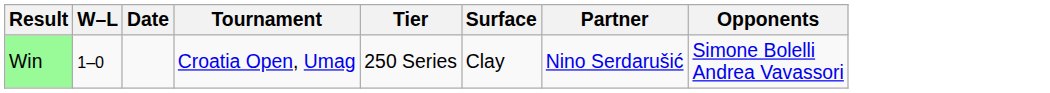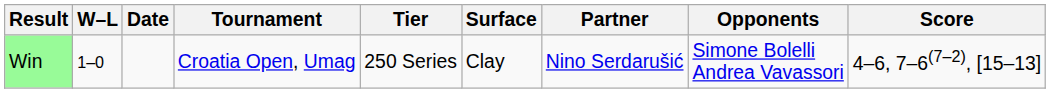+ column: (947, 19)
